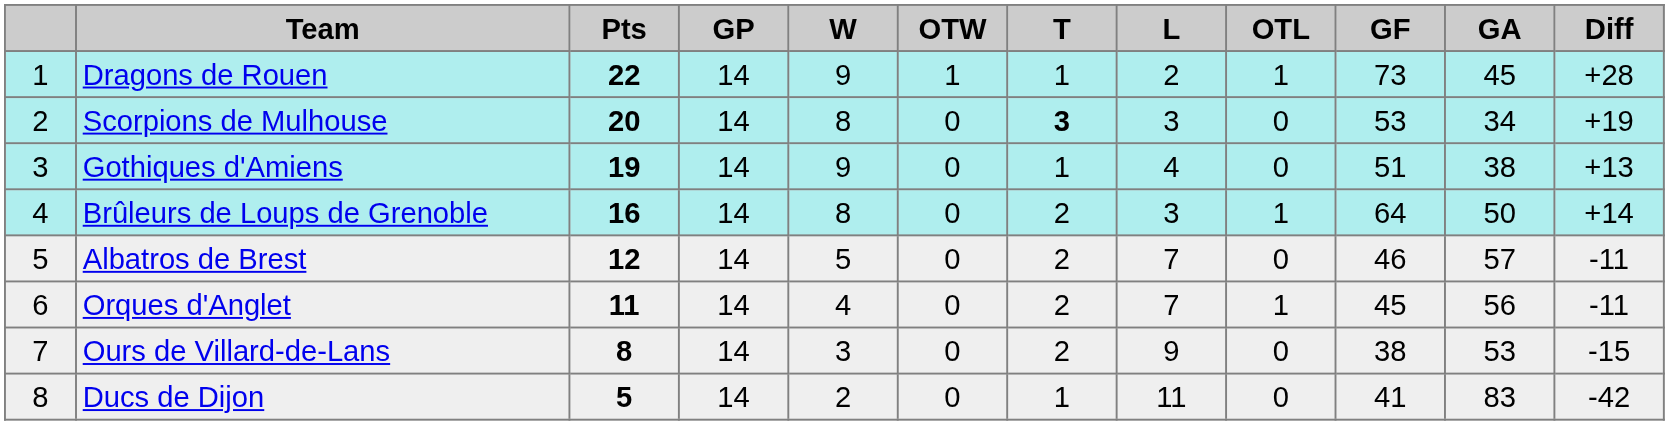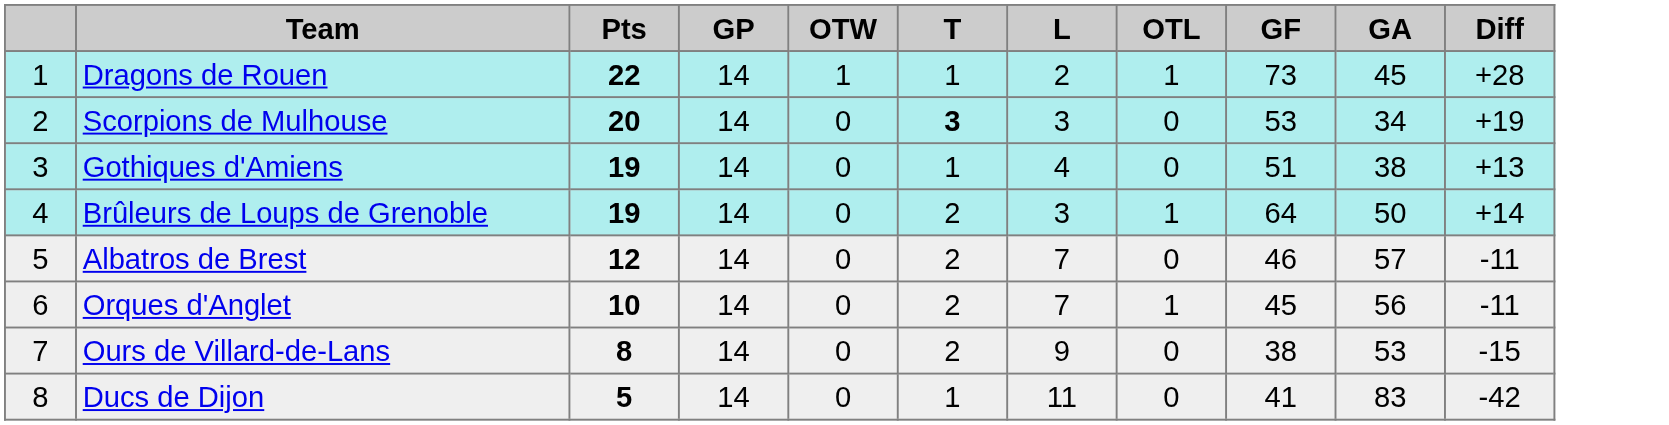- column: (843, 28)
(624, 212) 16 -> (624, 212) 19
(624, 304) 11 -> (624, 304) 10
